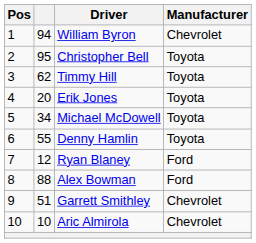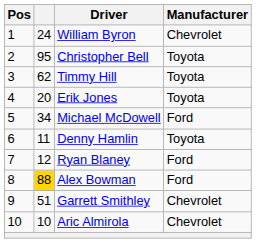(44, 35) 94 -> (44, 35) 24
(186, 118) Toyota -> (180, 118) Ford
(44, 138) 55 -> (44, 138) 11
(44, 180) no background -> (44, 180) gold background
